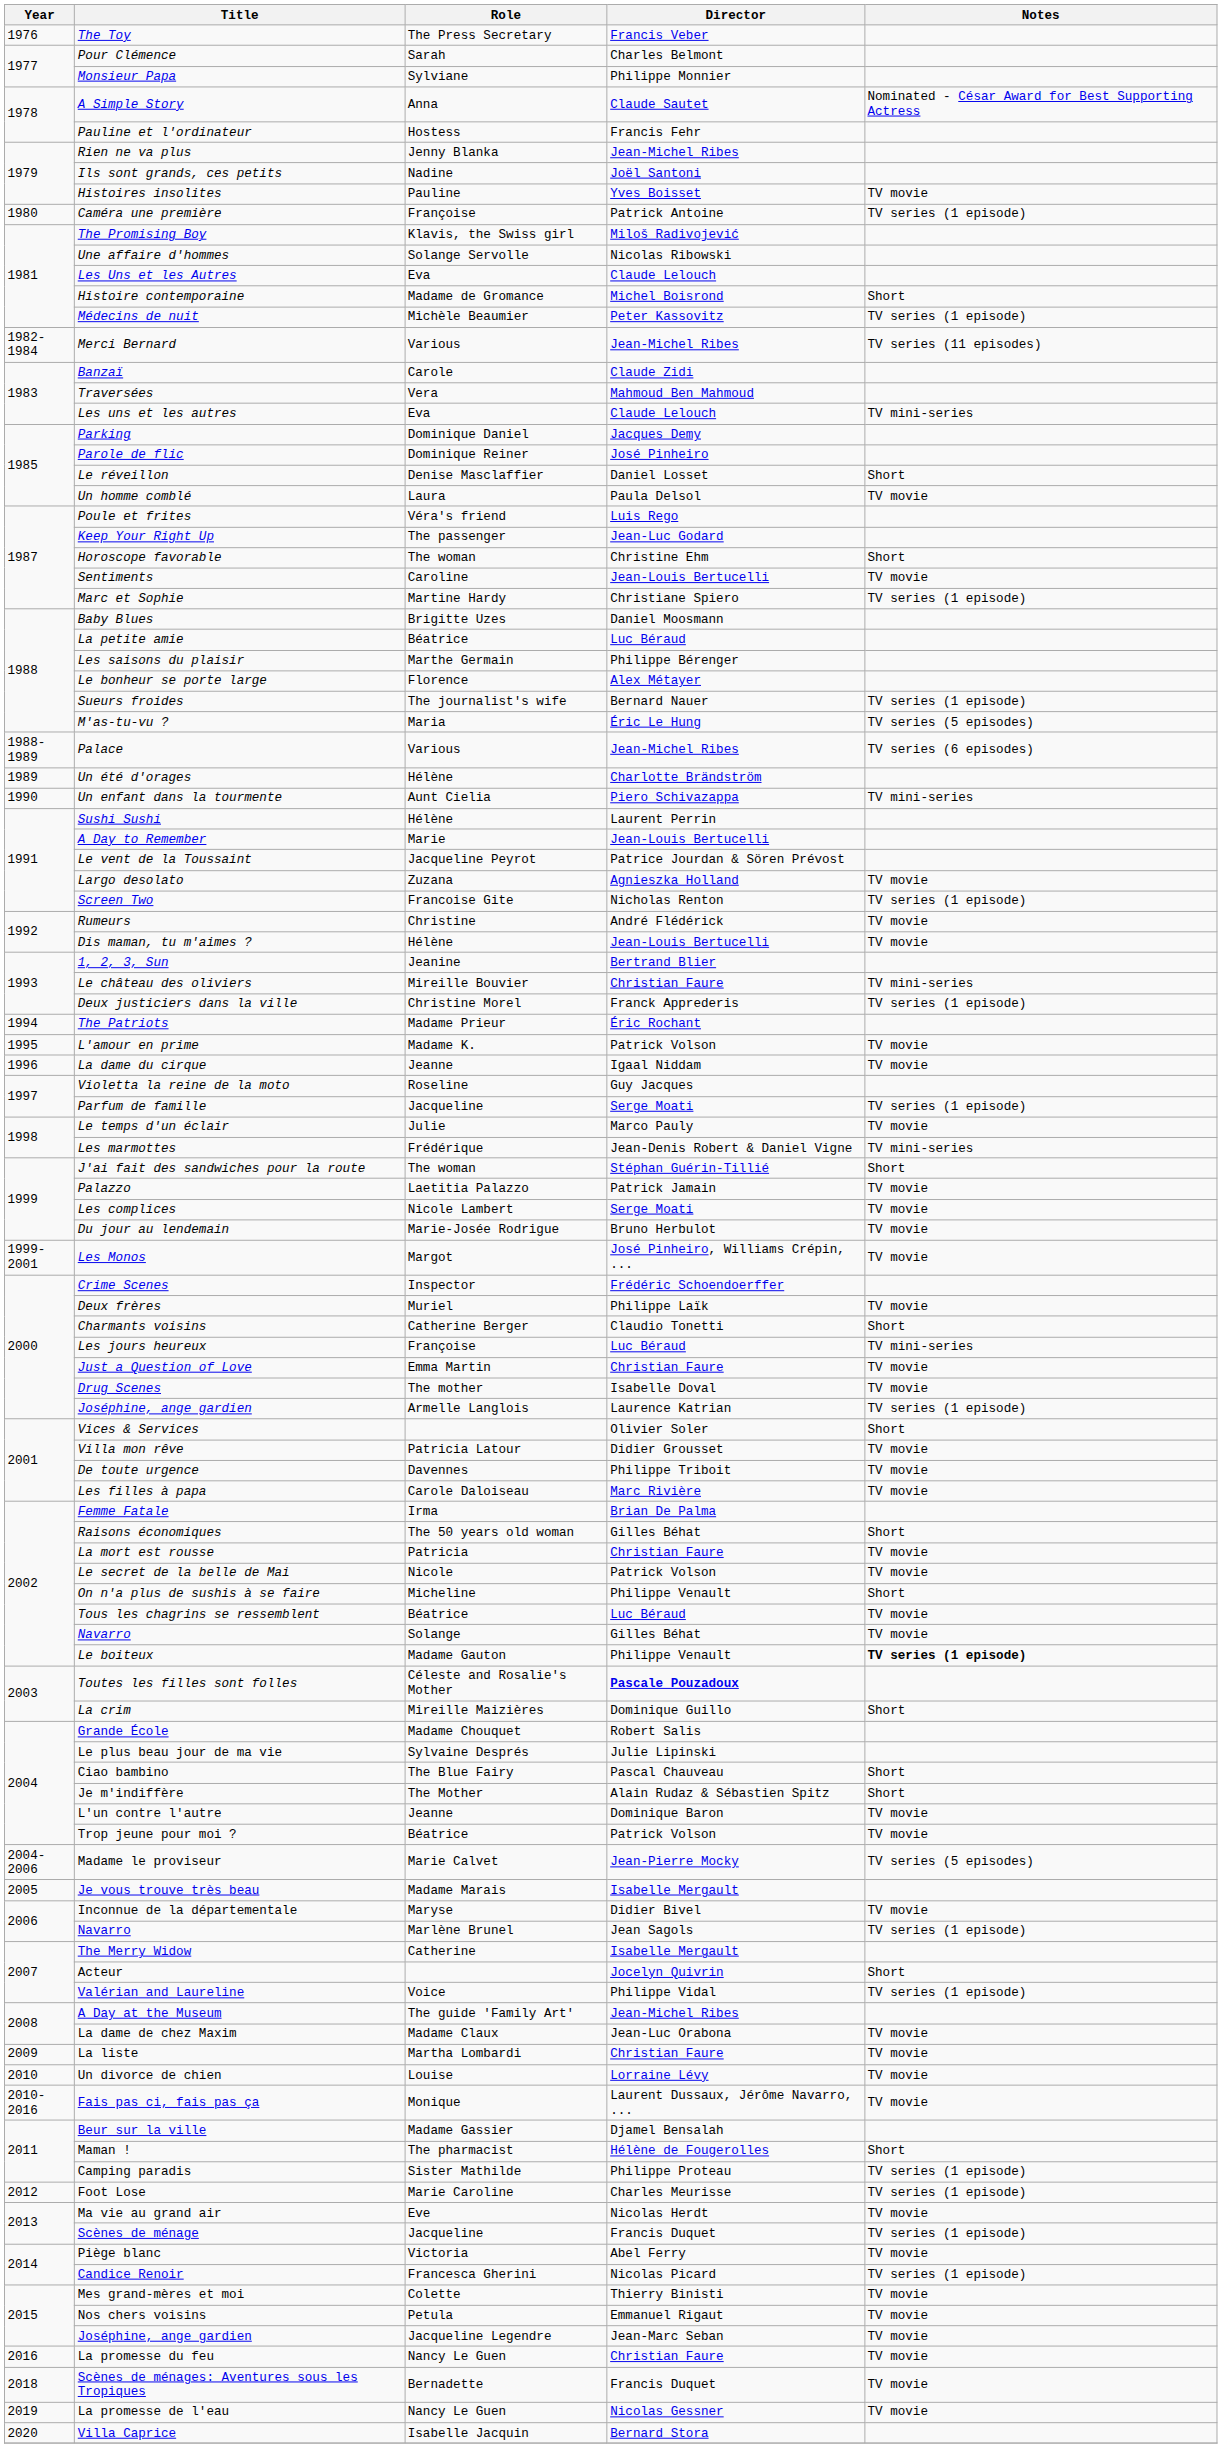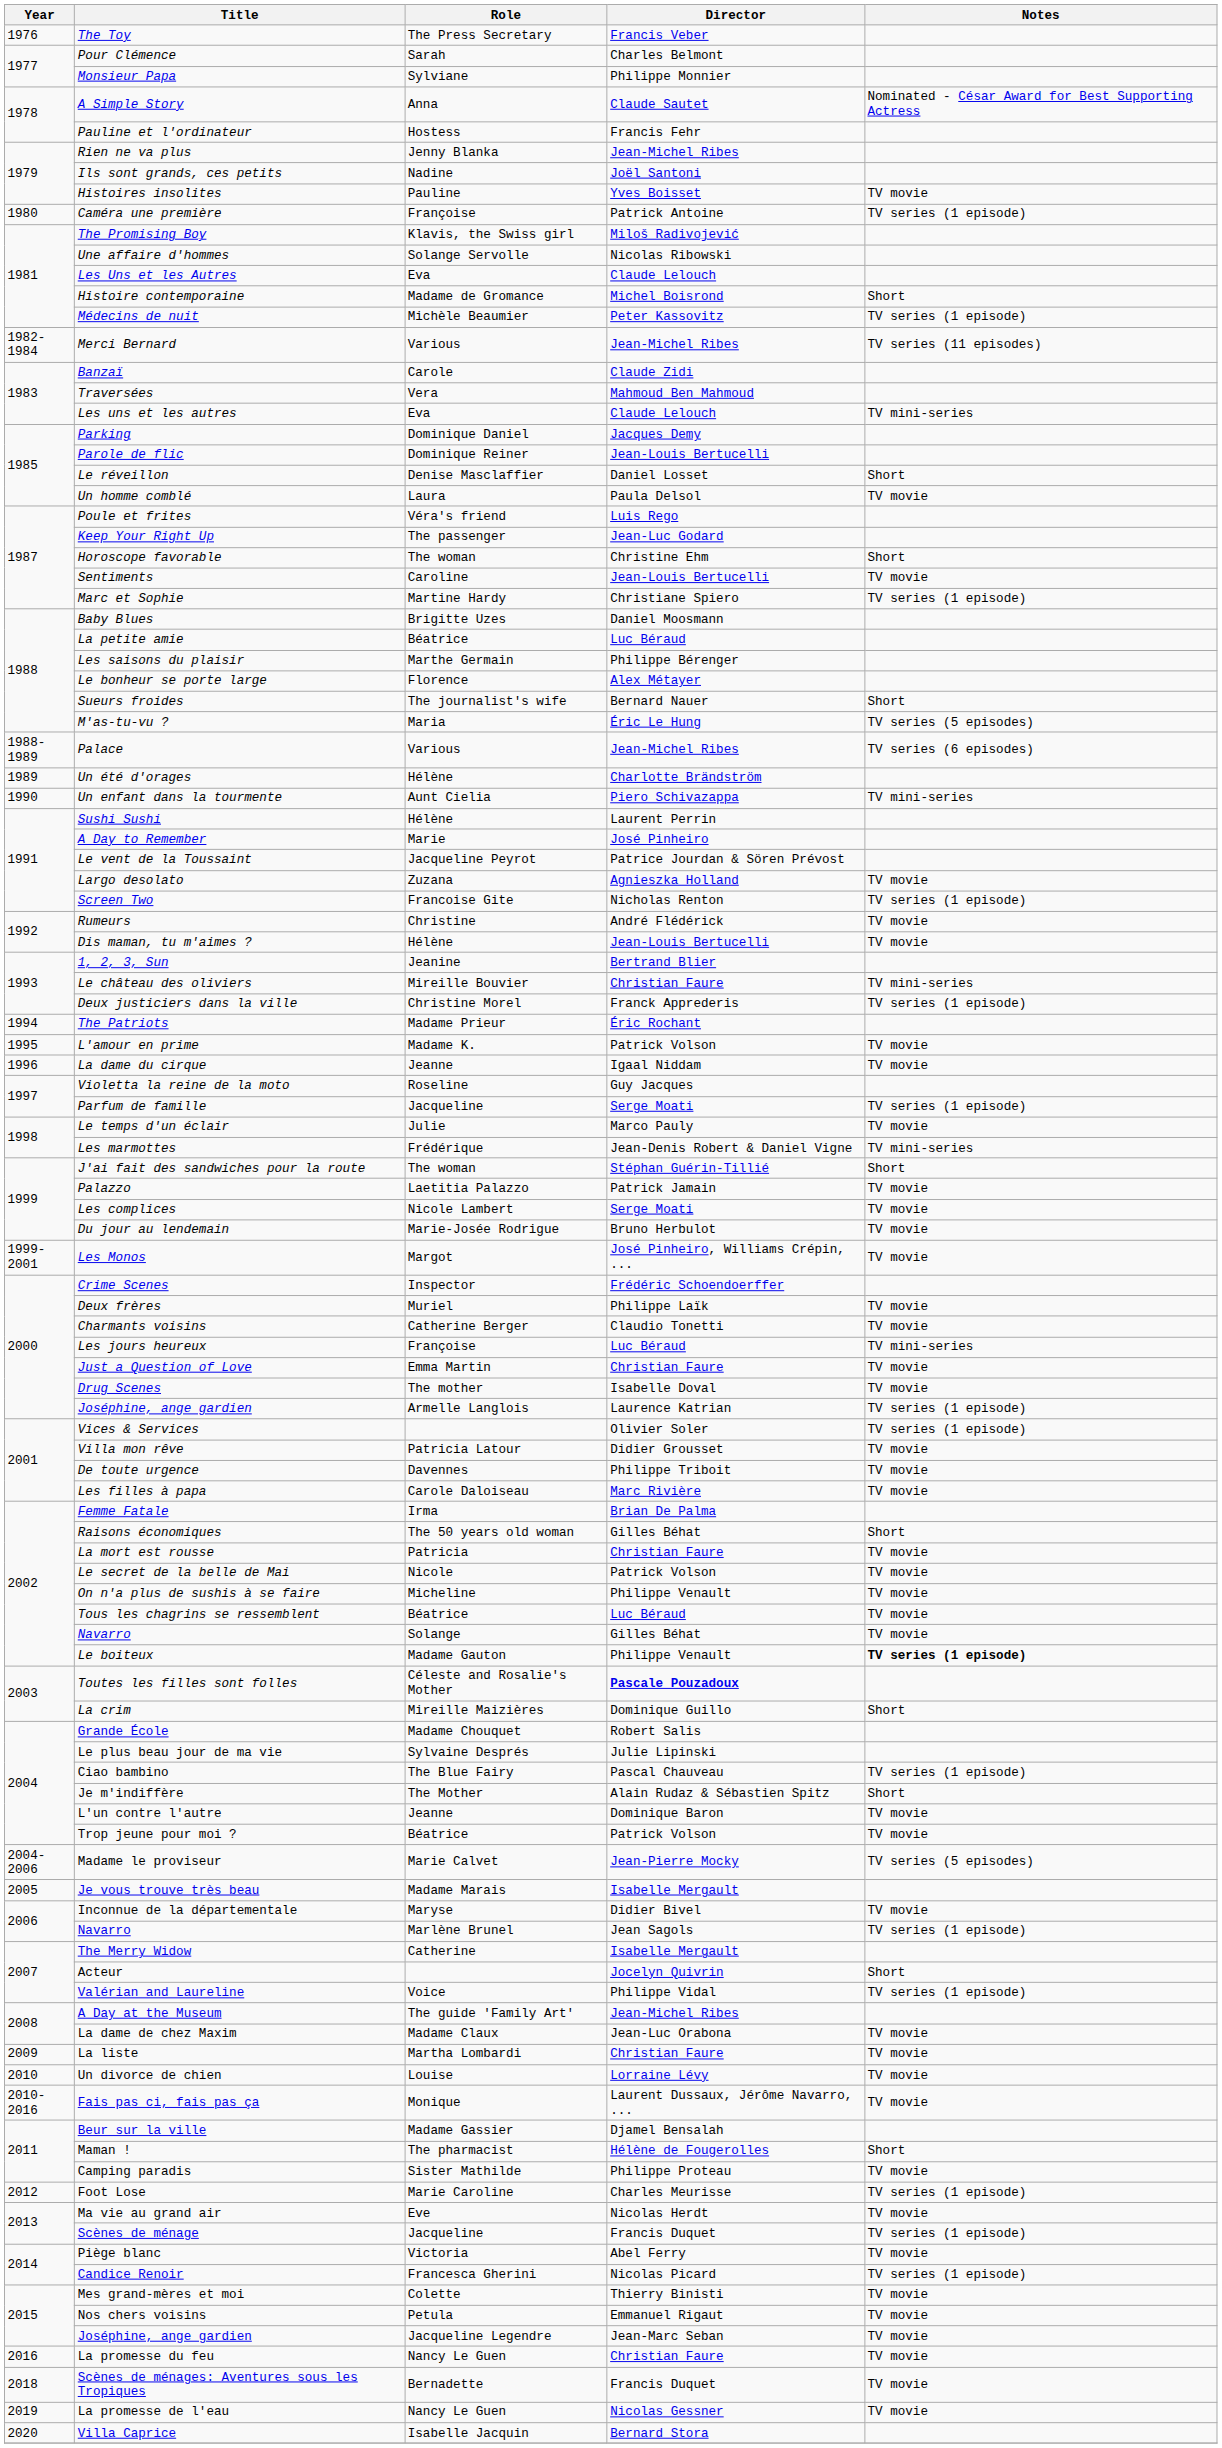(659, 455) José Pinheiro -> (690, 455) Jean-Louis Bertucelli
(947, 702) TV series (1 episode) -> (886, 702) Short
(690, 839) Jean-Louis Bertucelli -> (659, 839) José Pinheiro
(886, 1327) Short -> (898, 1327) TV movie
(886, 1429) Short -> (947, 1429) TV series (1 episode)
(886, 1594) Short -> (898, 1594) TV movie
(886, 1773) Short -> (947, 1773) TV series (1 episode)
(947, 2172) TV series (1 episode) -> (898, 2172) TV movie
